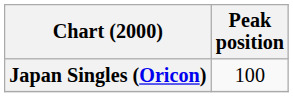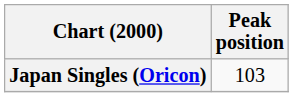(250, 75) 100 -> (250, 75) 103
